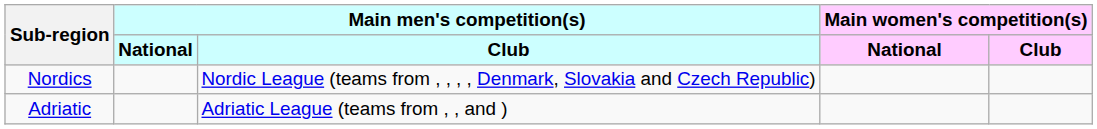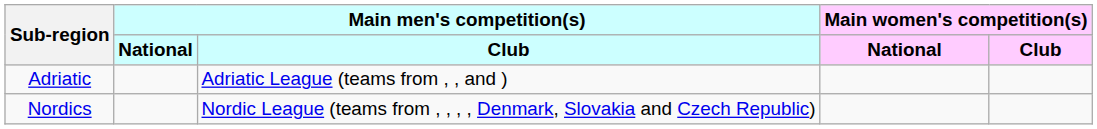rows swapped: (60, 109) <-> (60, 80)
